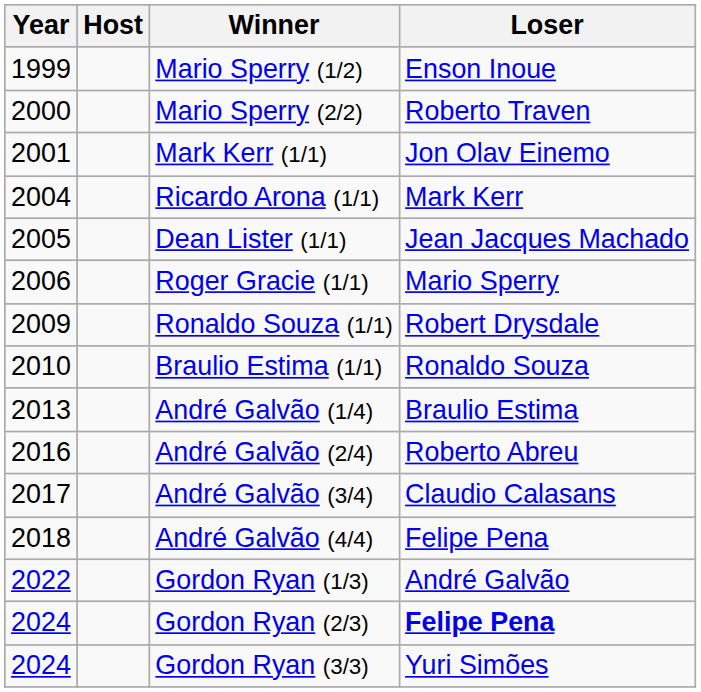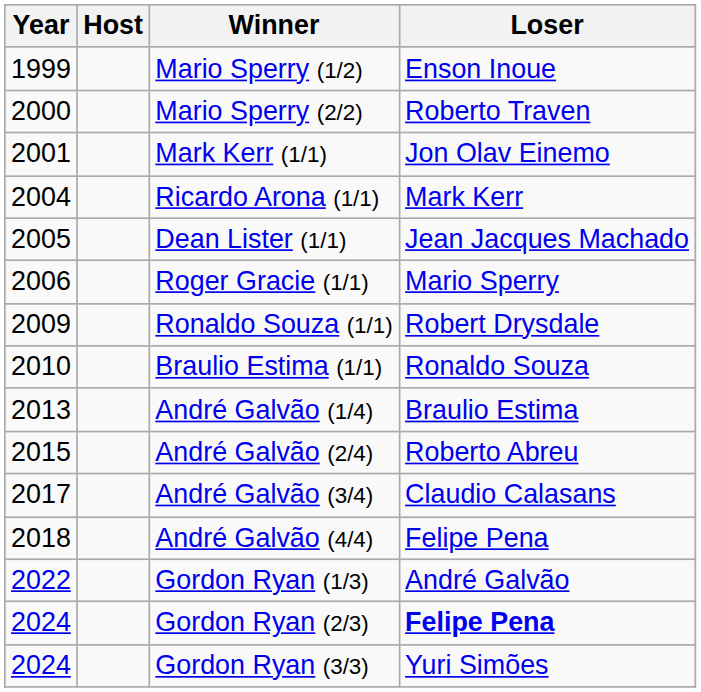(41, 452) 2016 -> (41, 452) 2015
